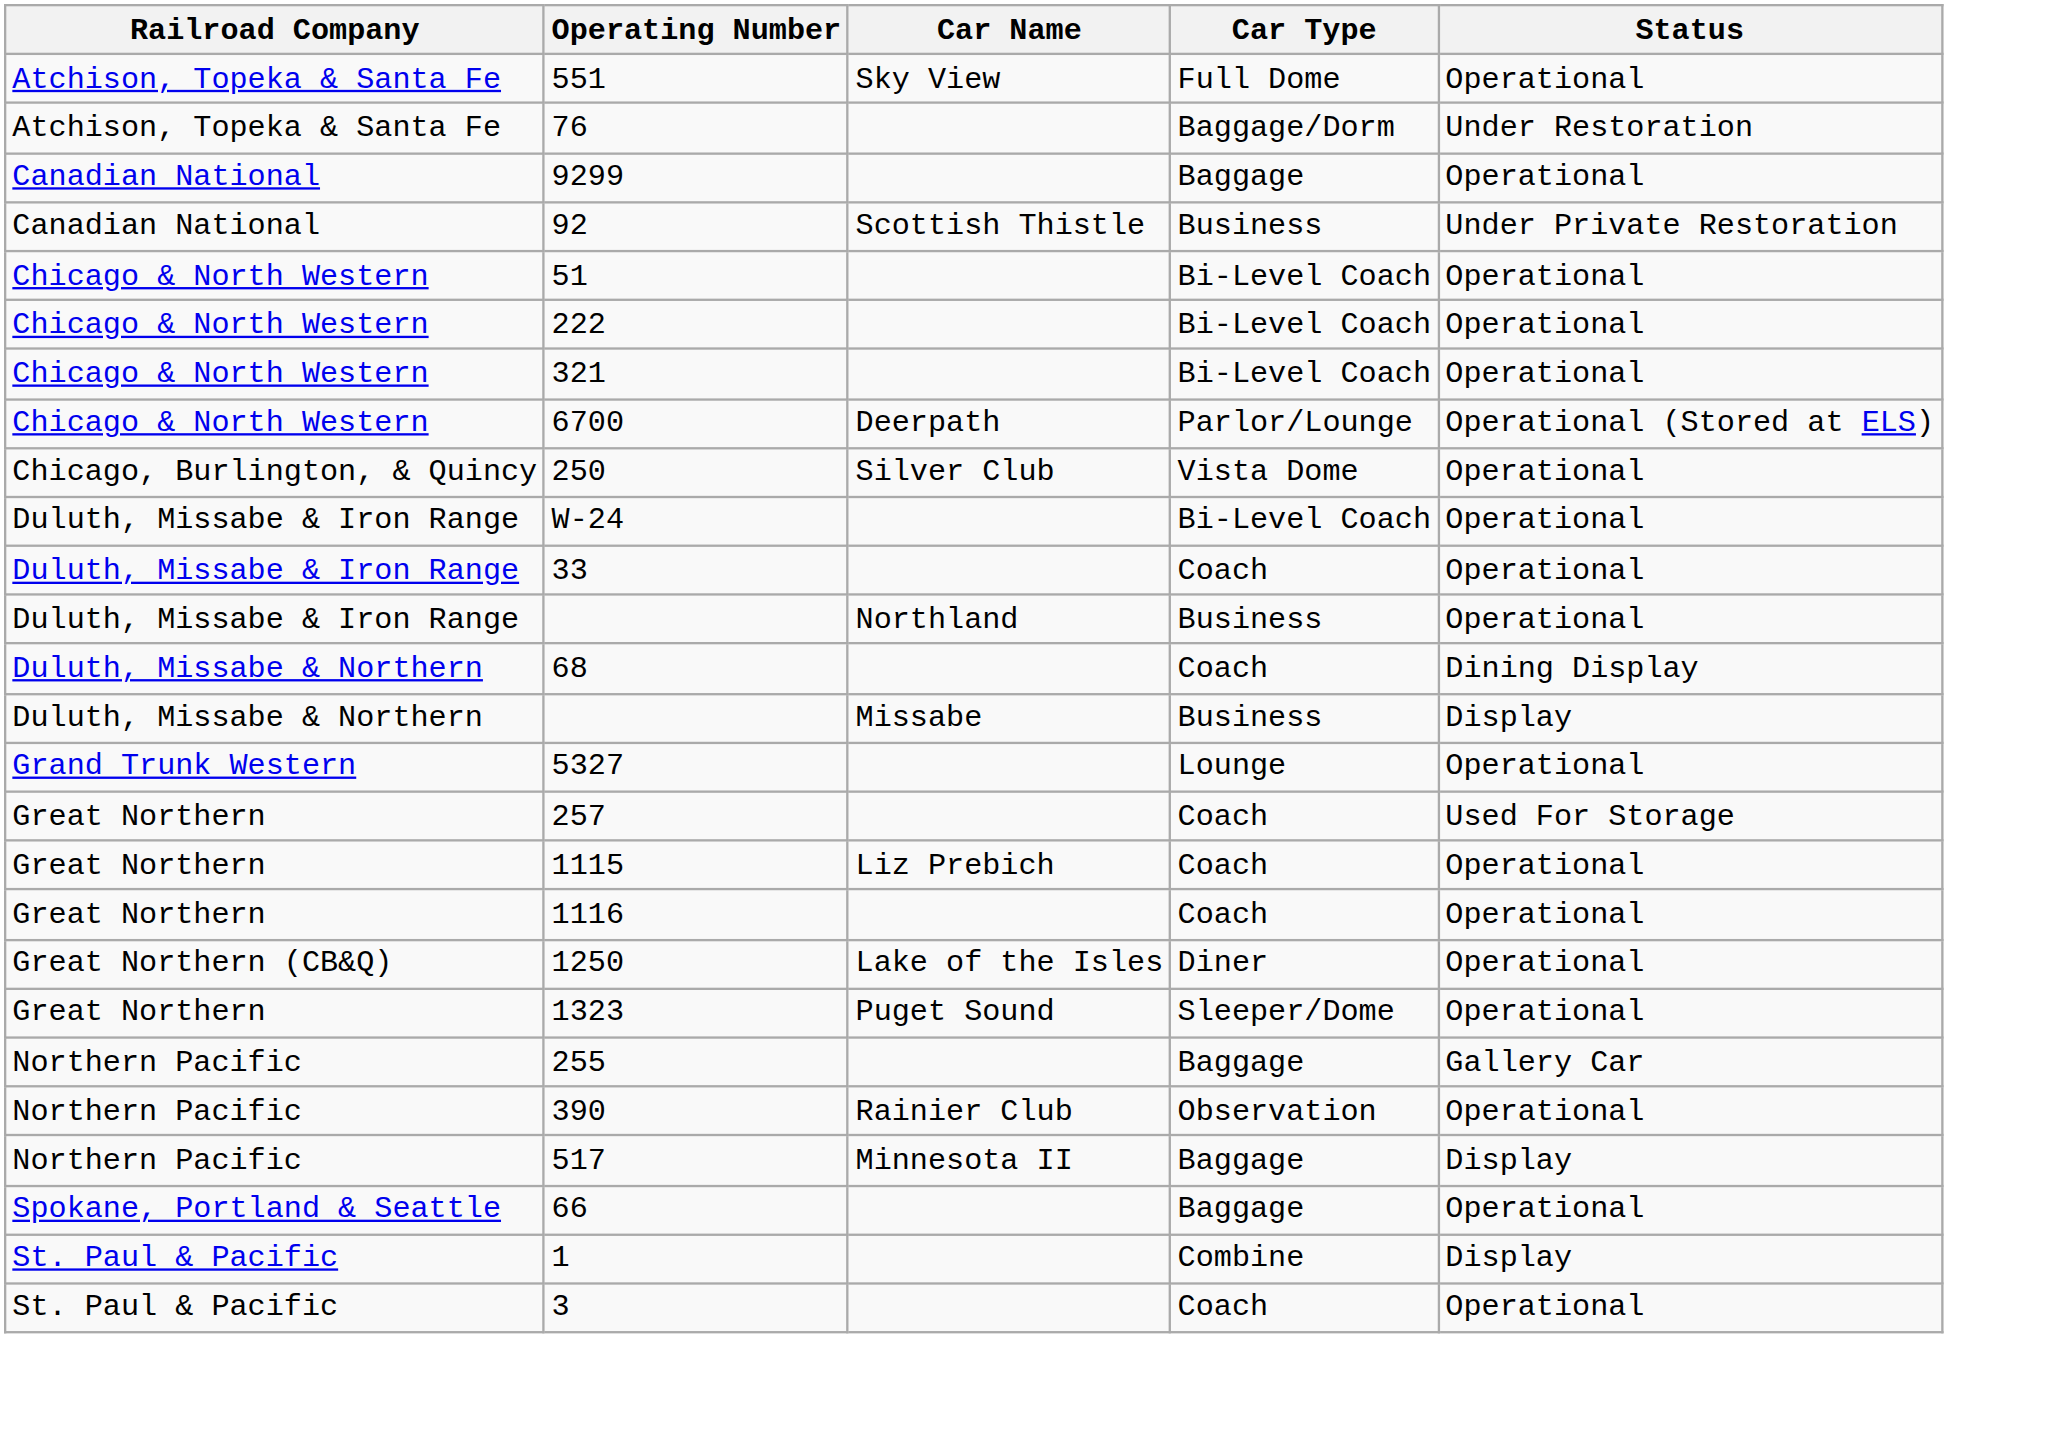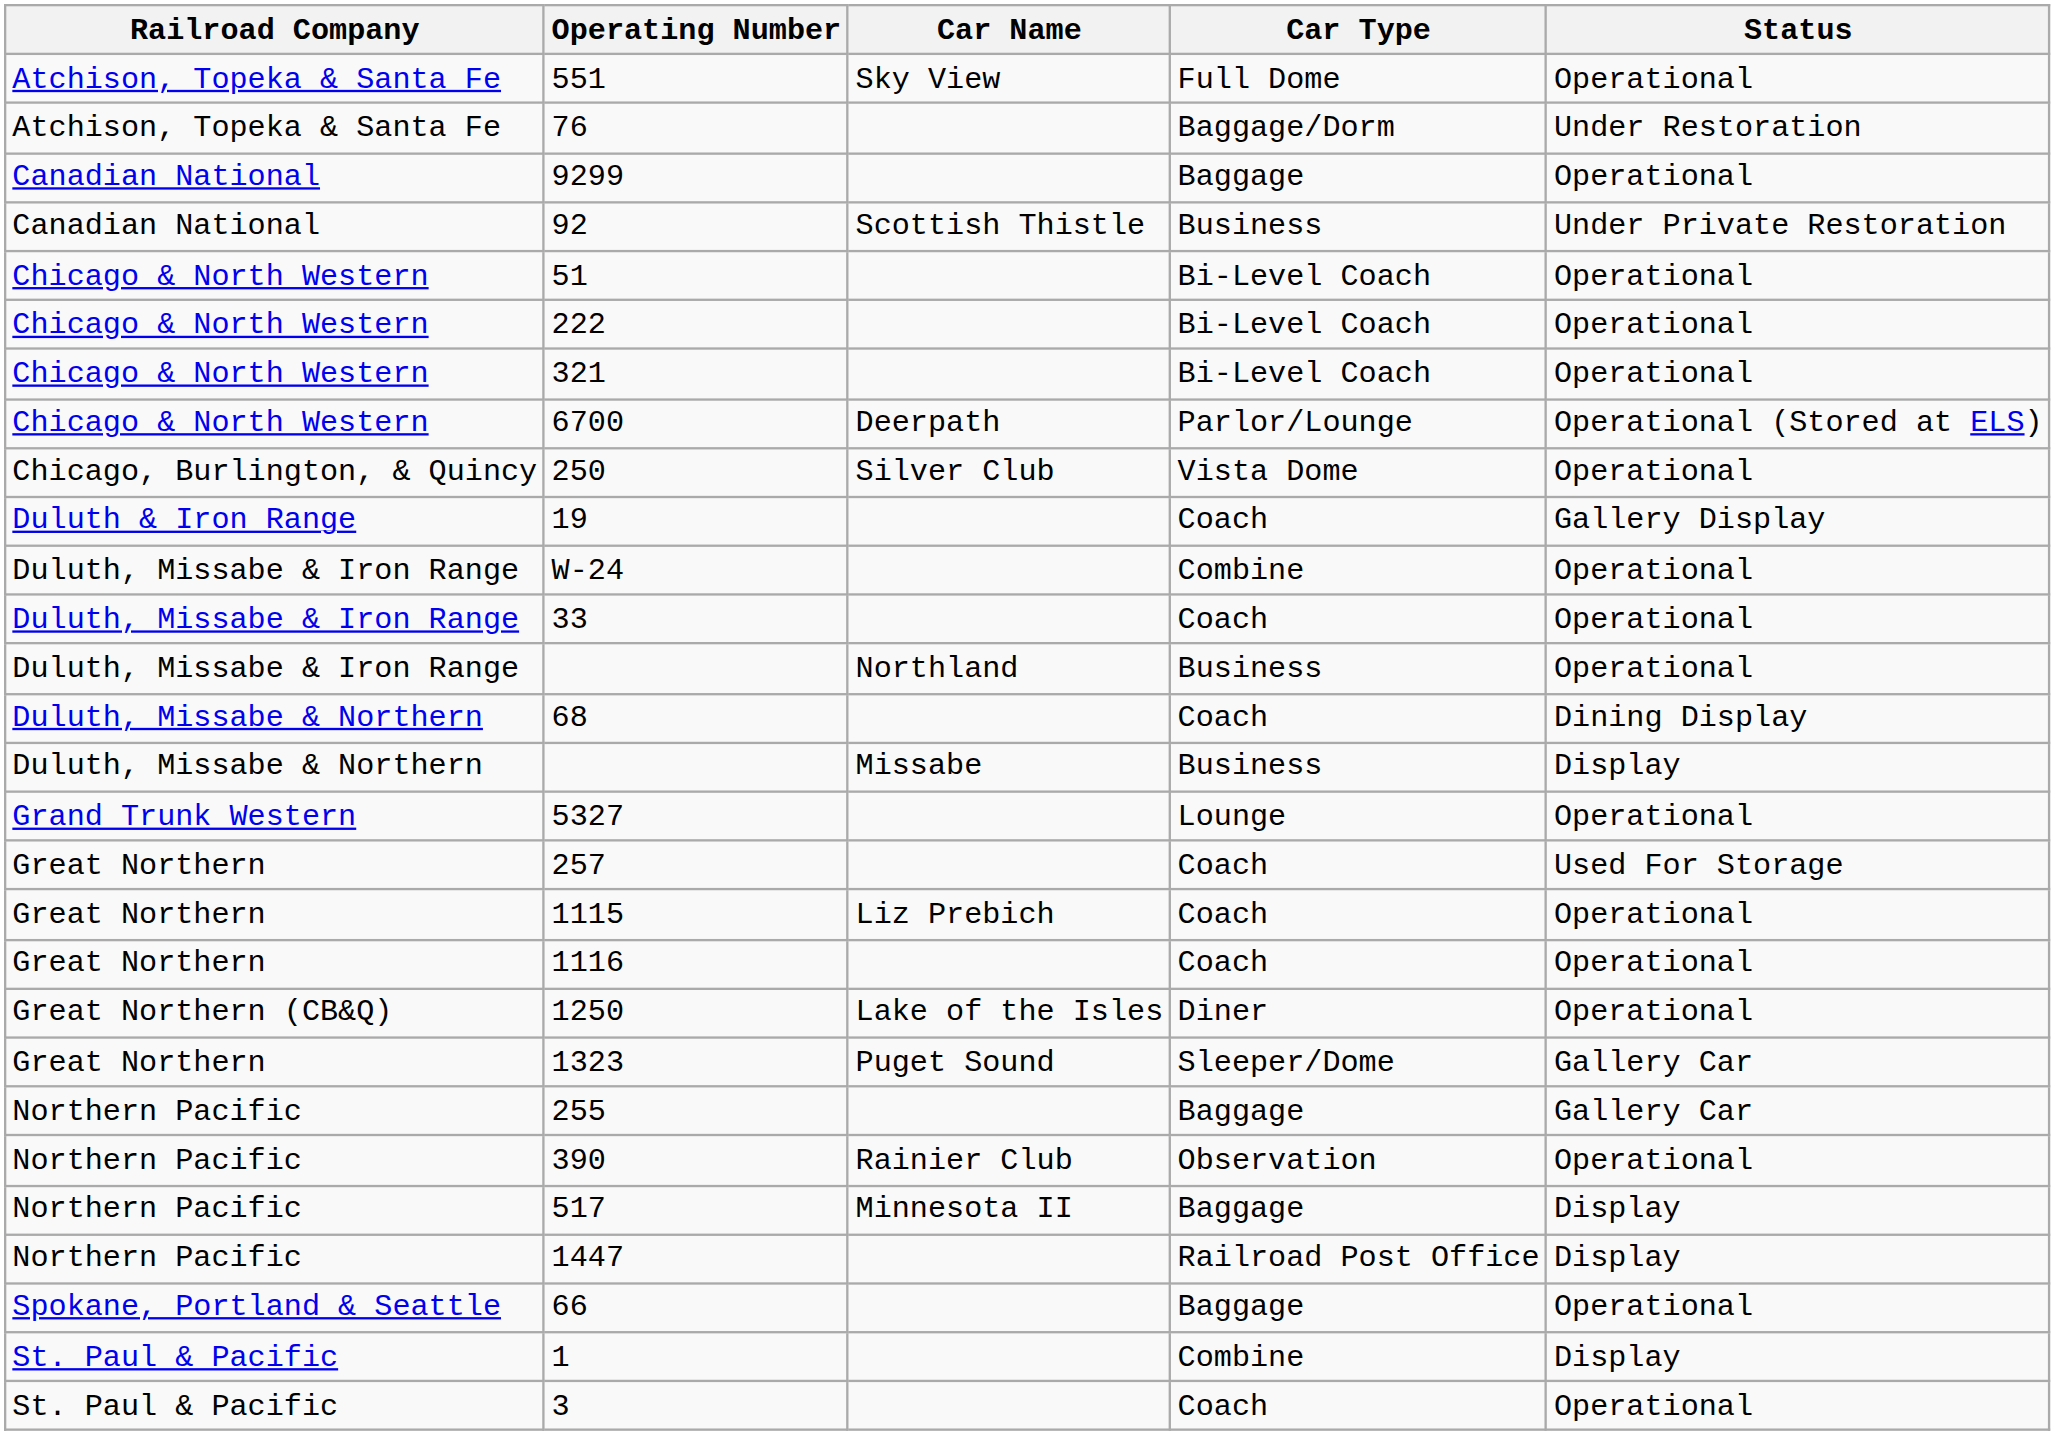+ row: (184, 521)
(1304, 521) Bi-Level Coach -> (1241, 570) Combine
(1545, 1013) Operational -> (1654, 1062) Gallery Car
+ row: (157, 1259)
